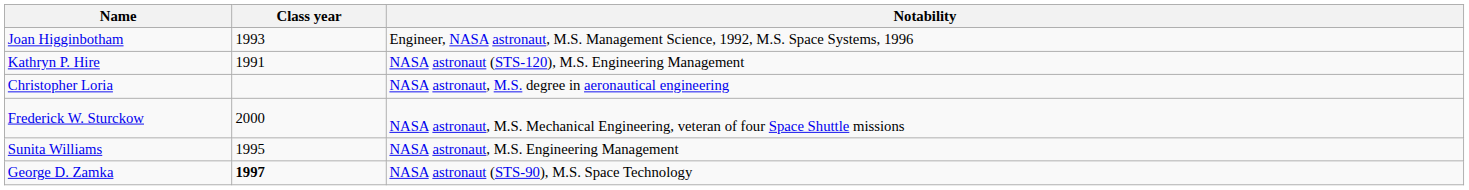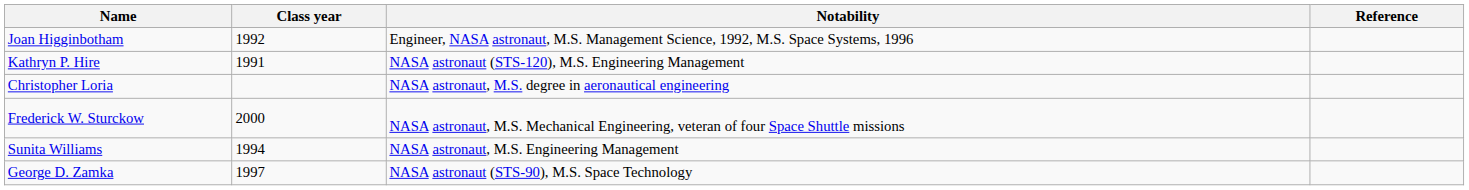+ column: (1387, 16)
(250, 39) 1993 -> (250, 39) 1992
(250, 149) 1995 -> (250, 149) 1994
(250, 172) bold -> (250, 172) normal
